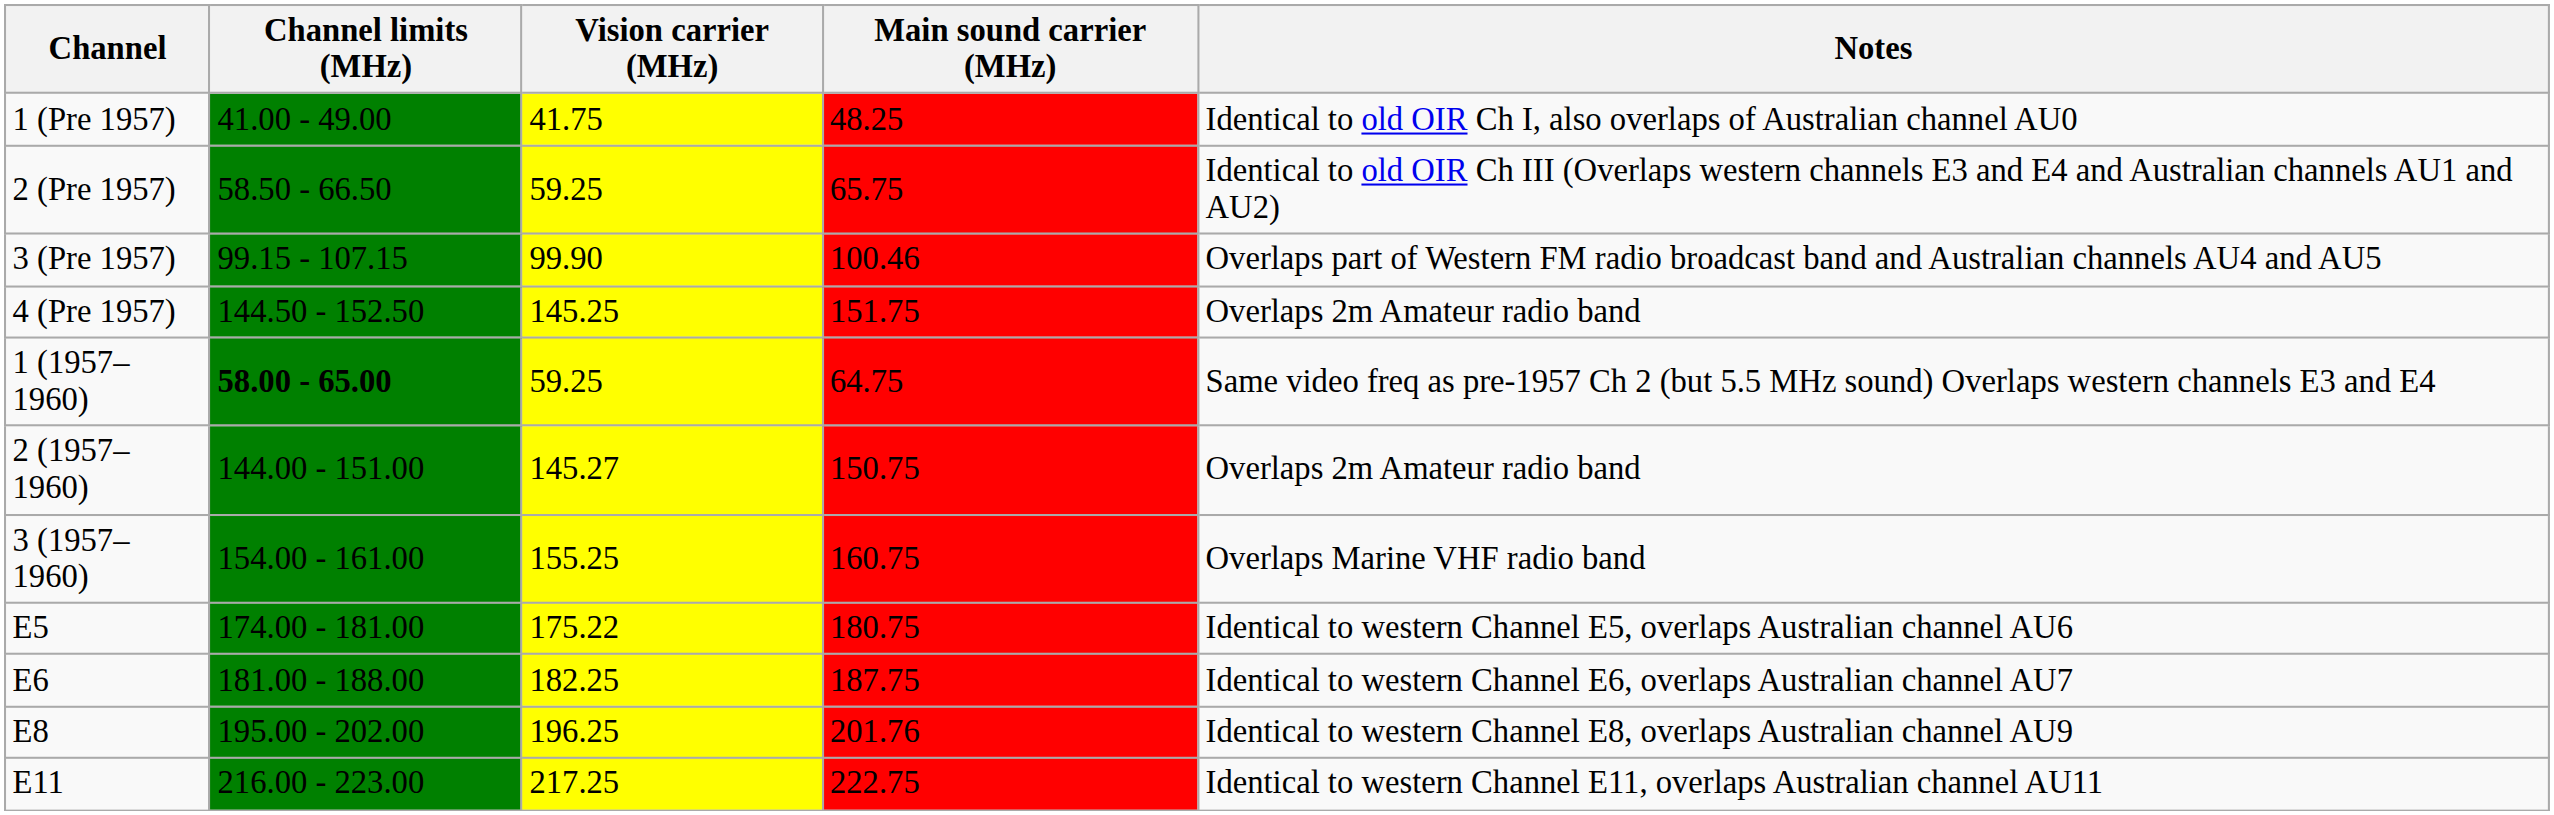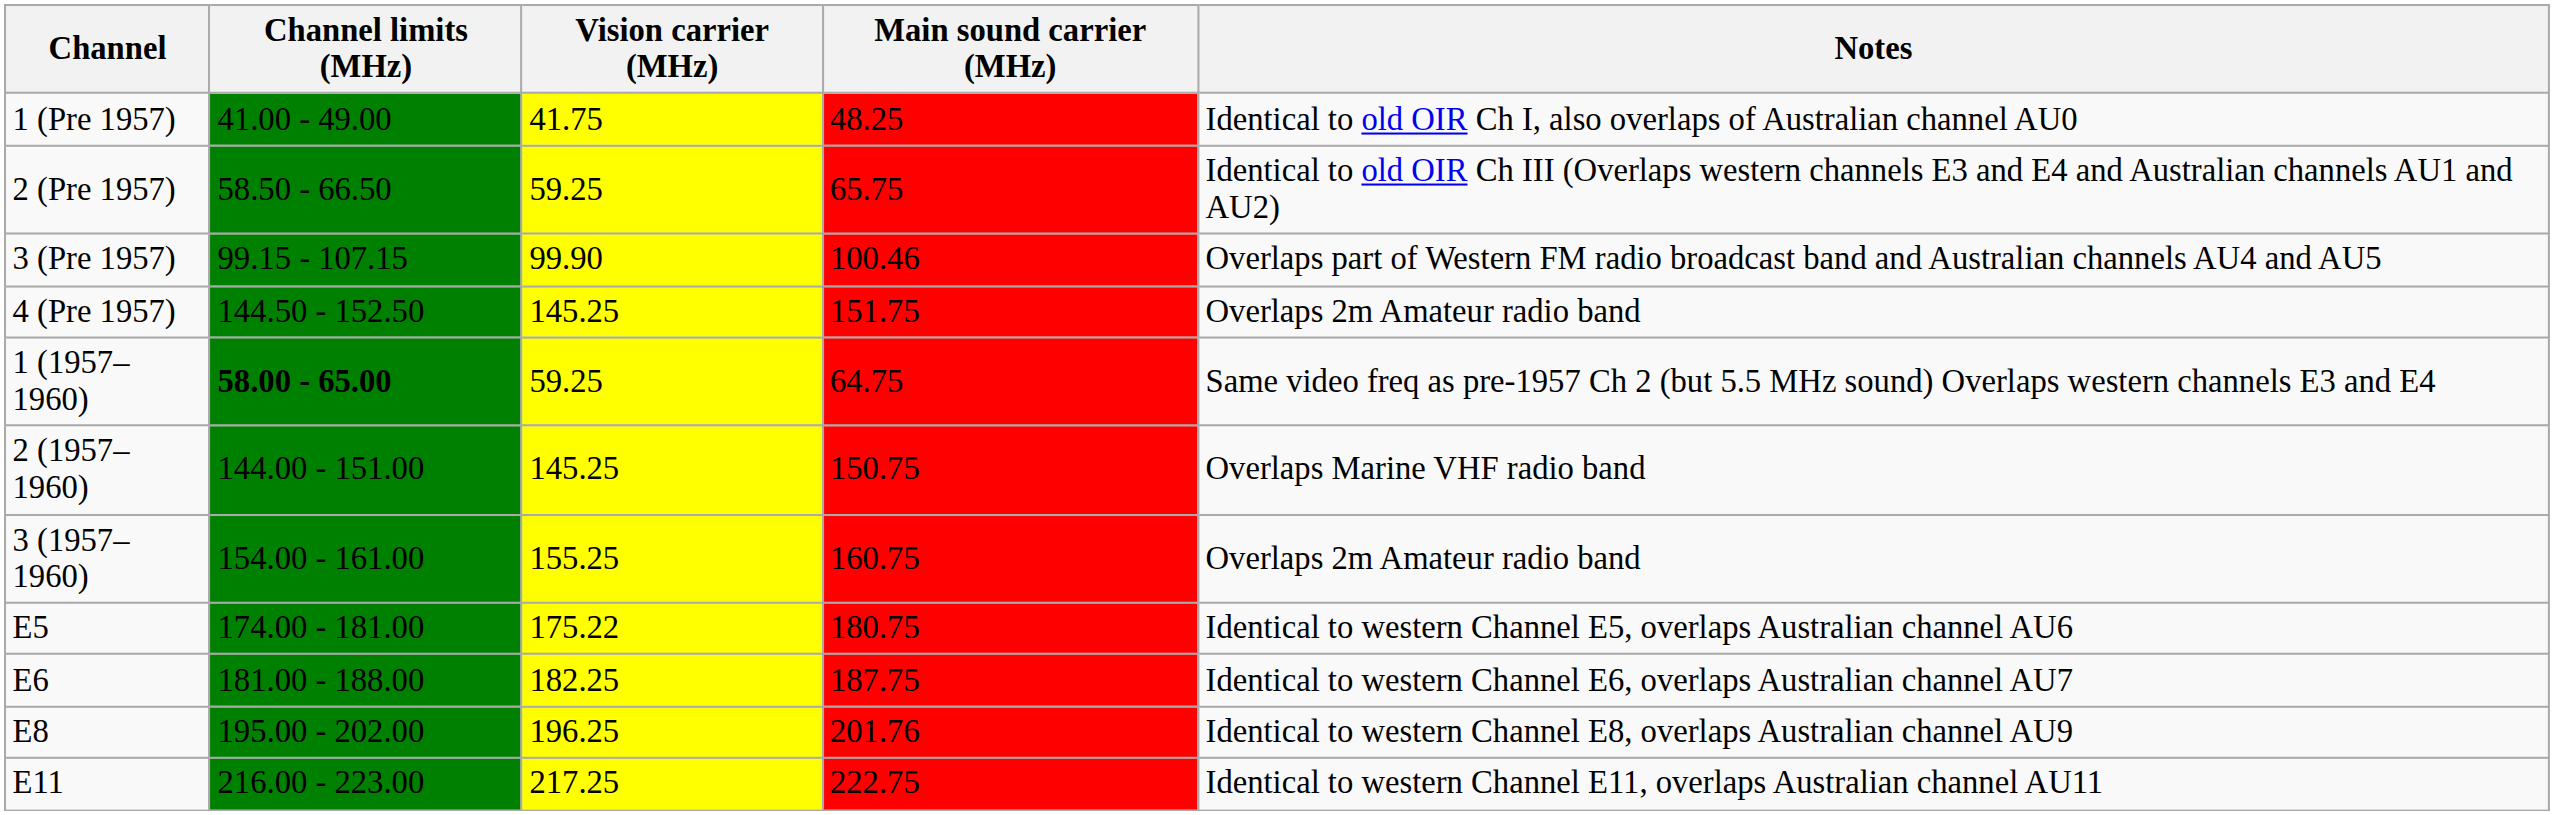(574, 469) 145.27 -> (574, 469) 145.25
(1423, 469) Overlaps 2m Amateur radio band -> (1425, 469) Overlaps Marine VHF radio band
(1425, 557) Overlaps Marine VHF radio band -> (1423, 557) Overlaps 2m Amateur radio band
